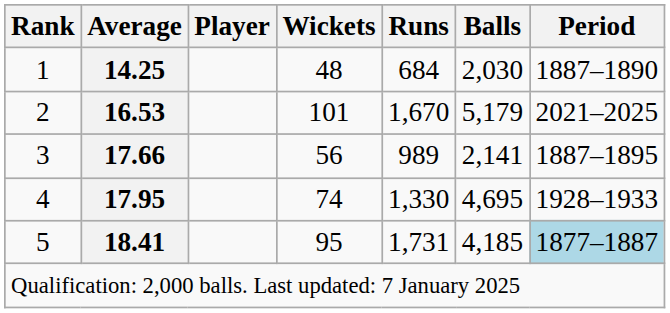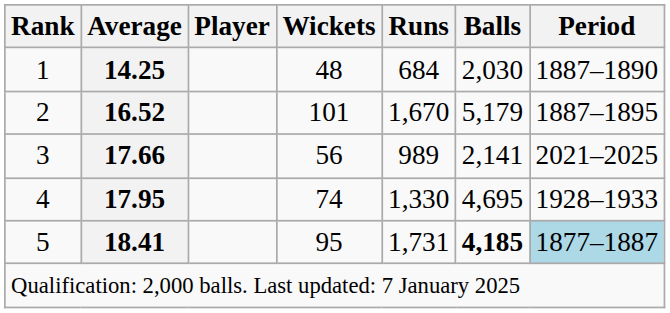(134, 112) 16.53 -> (134, 112) 16.52
(597, 112) 2021–2025 -> (597, 112) 1887–1895
(597, 155) 1887–1895 -> (597, 155) 2021–2025
(492, 241) normal -> (492, 241) bold
